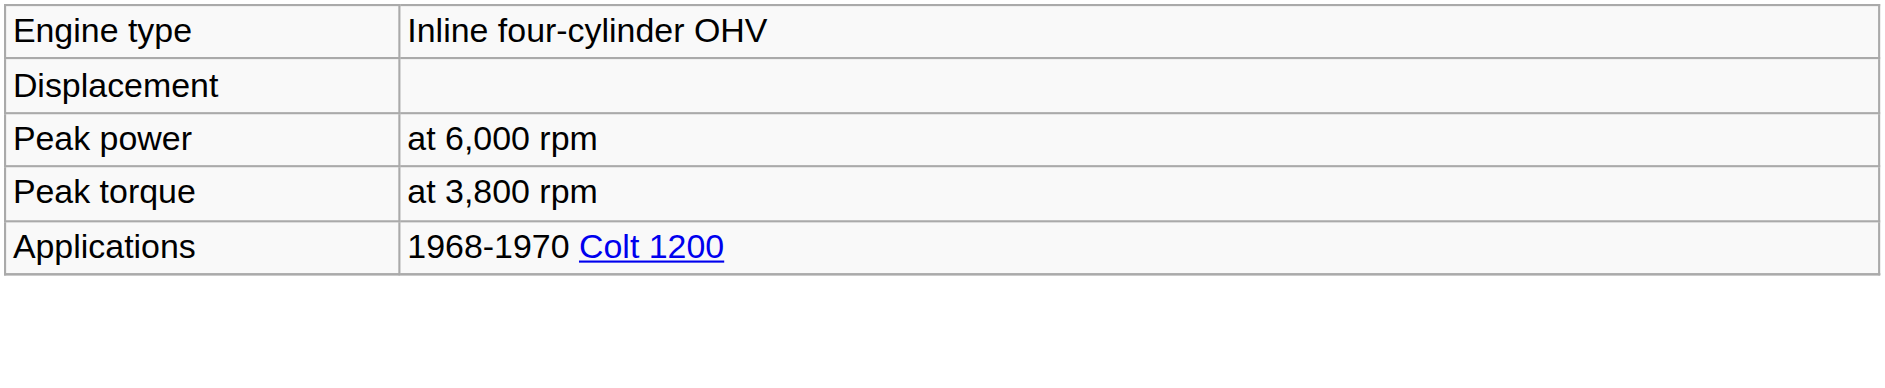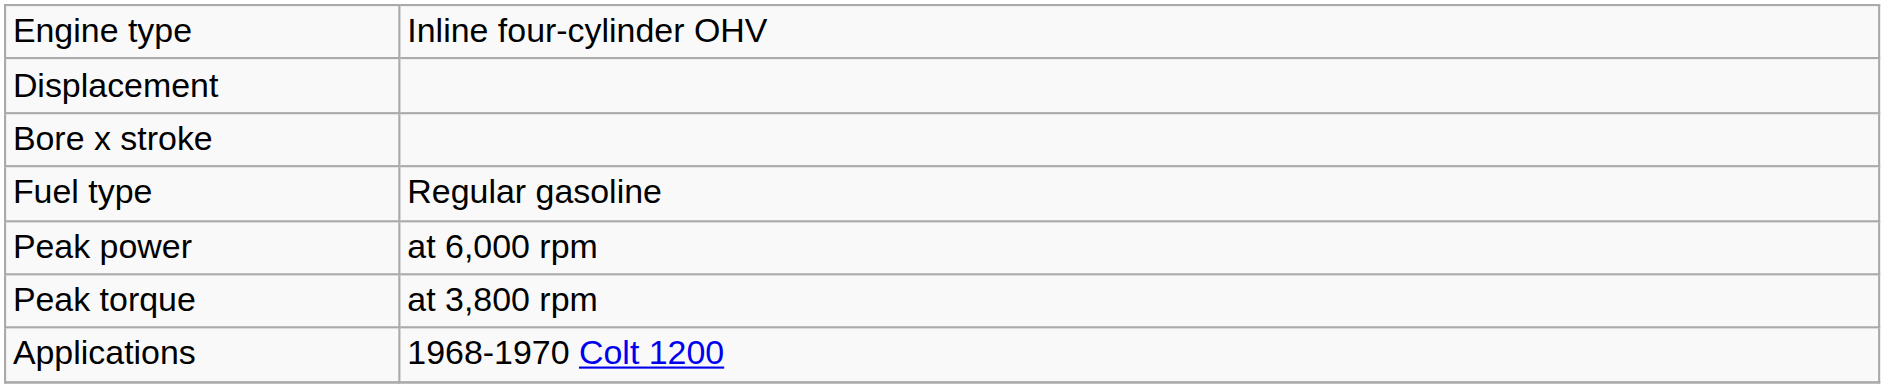+ row: (113, 138)
+ row: (83, 192)
